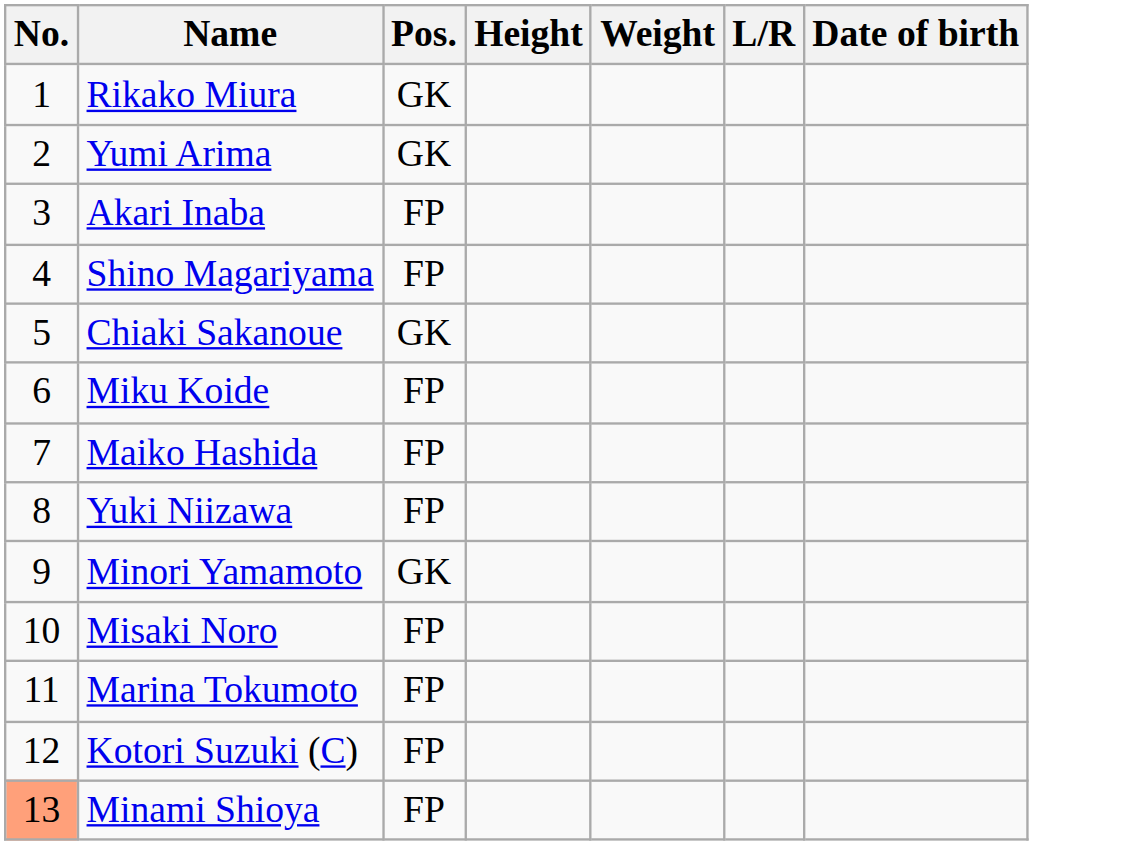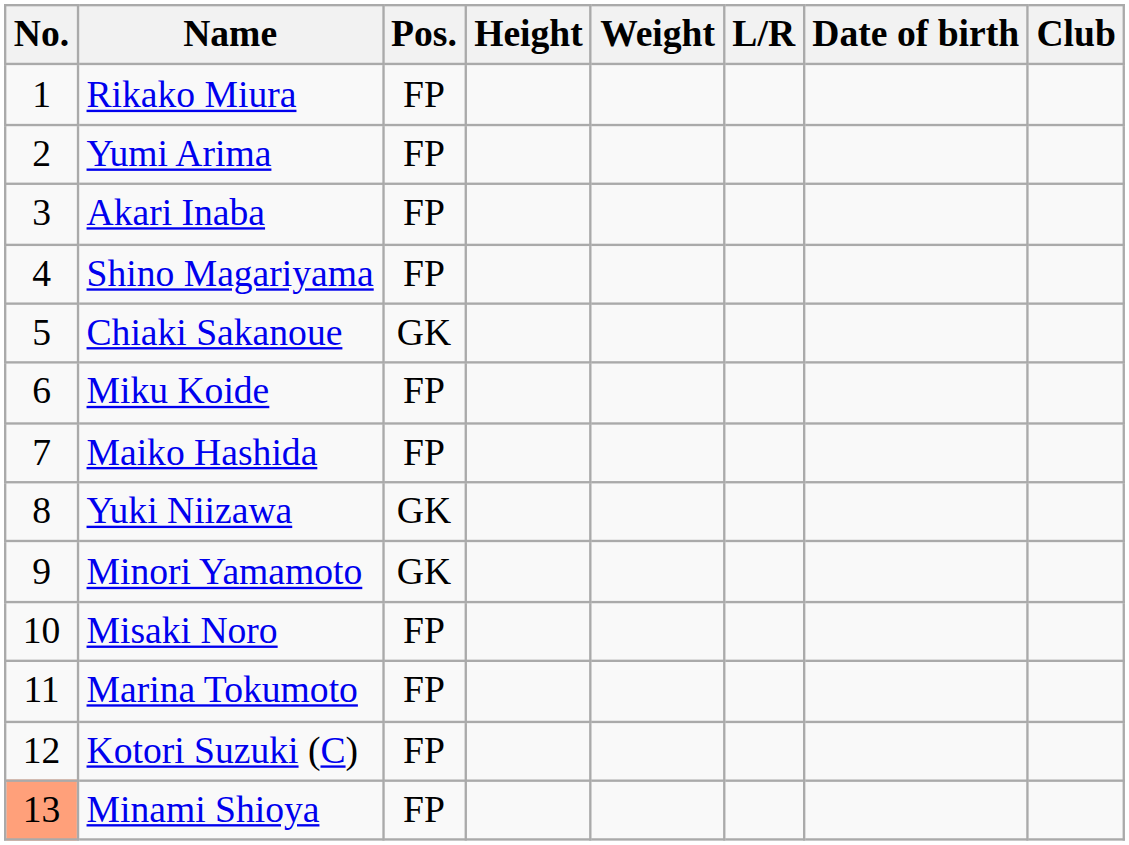+ column: (1076, 34)
(424, 93) GK -> (424, 93) FP
(424, 153) GK -> (424, 153) FP
(424, 511) FP -> (424, 511) GK
